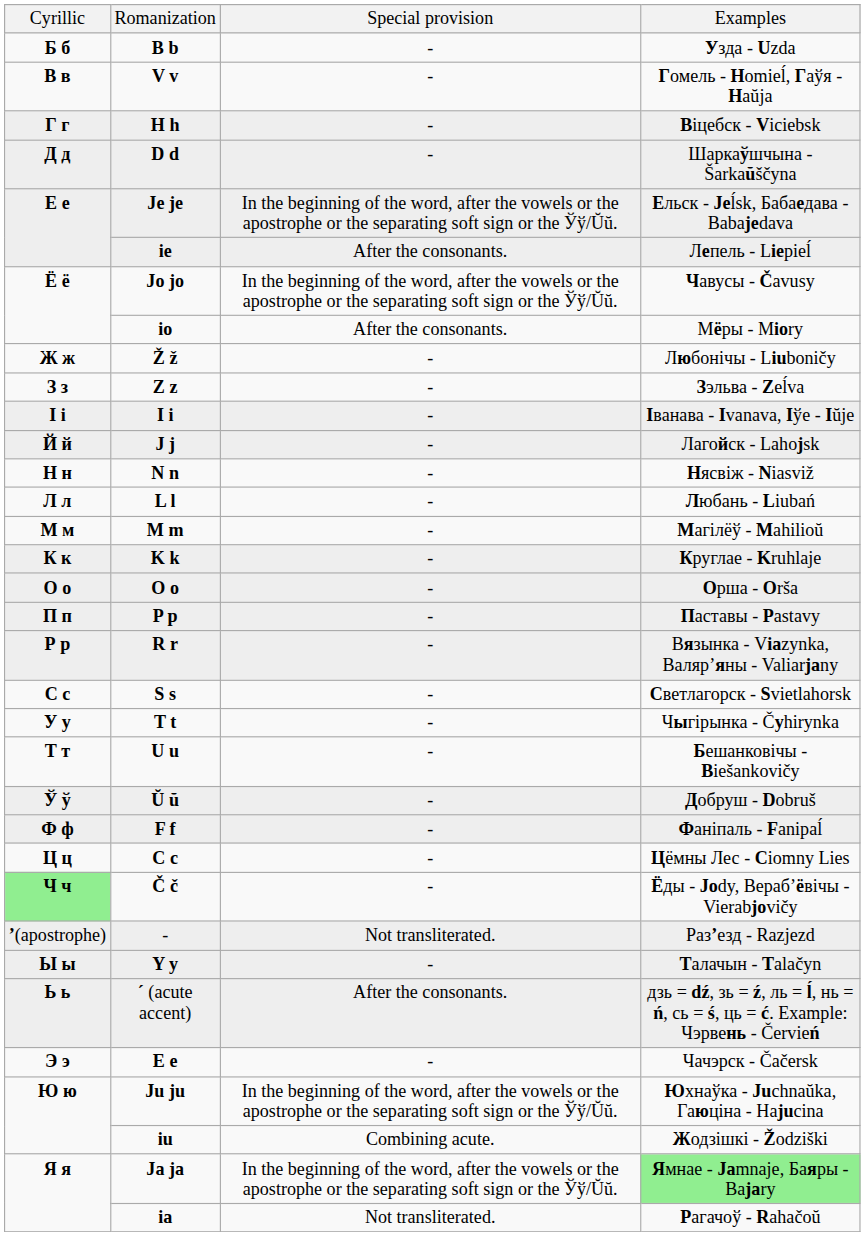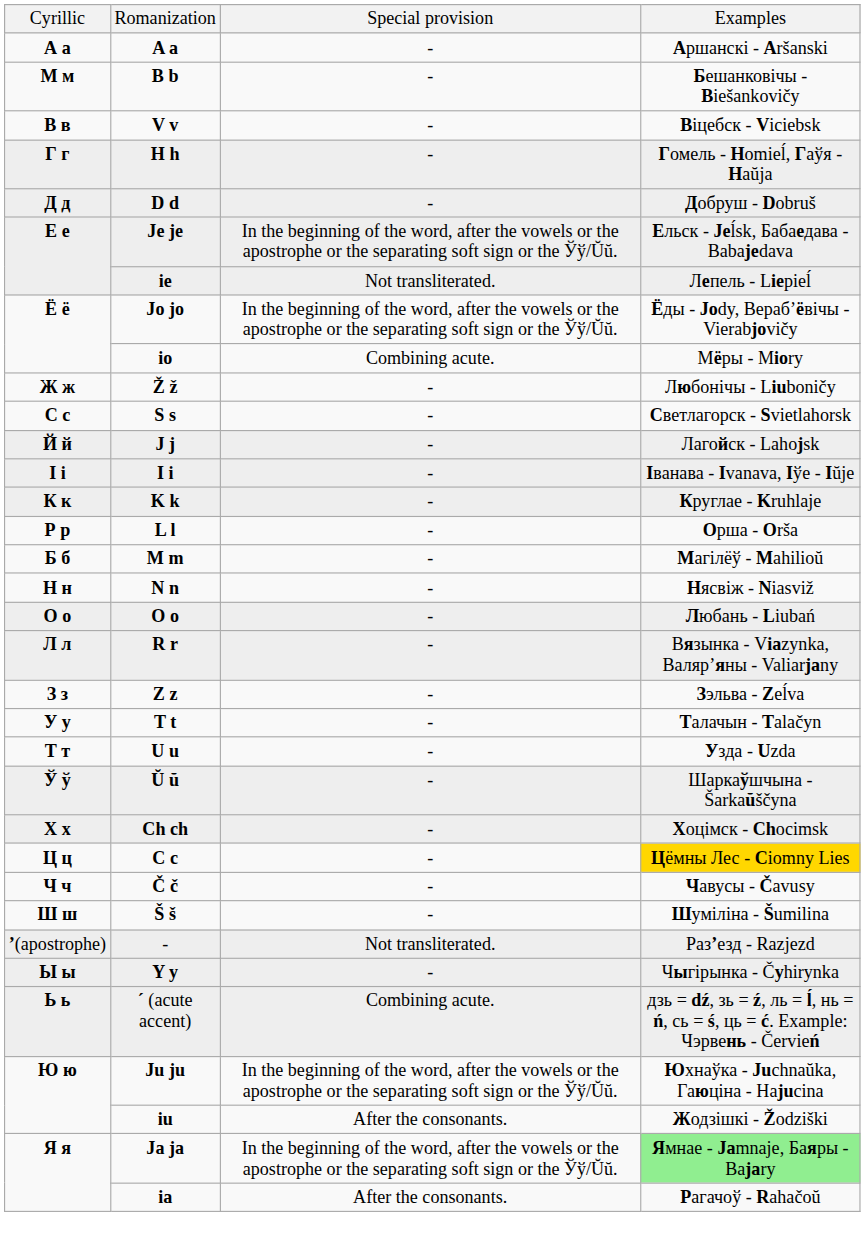+ row: (165, 47)
(57, 47) Б б -> (57, 76) М м
(750, 47) Узда - Uzda -> (750, 86) Бешанковiчы - Biešankovičy
(750, 86) Гомель - Homieĺ, Гаўя - Наŭjа -> (750, 125) Вiцебск - Viciebsk
(750, 125) Вiцебск - Viciebsk -> (750, 164) Гомель - Homieĺ, Гаўя - Наŭjа
(750, 164) Шаркаўшчына - Šarkaŭščyna -> (750, 202) Добруш - Dobruš
(430, 251) After the consonants. -> (430, 280) Not transliterated.
(750, 280) Чавусы - Čavusy -> (750, 319) Ёды - Jody, Вераб’ёвiчы - Vierabjovičy
(430, 329) After the consonants. -> (430, 358) Combining acute.
rows swapped: (165, 386) <-> (165, 694)
rows swapped: (165, 415) <-> (165, 444)
rows swapped: (165, 558) <-> (165, 472)
(57, 501) Л л -> (57, 530) Р р
(750, 501) Любань - Liubań -> (750, 530) Орша - Orša
(57, 530) М м -> (57, 558) Б б
(750, 587) Орша - Orša -> (750, 616) Любань - Liubań
- row: (165, 616)
(57, 644) Р р -> (57, 644) Л л
(750, 722) Чыгiрынка - Čyhirynka -> (750, 722) Талачын - Talačyn
(750, 761) Бешанковiчы - Biešankovičy -> (750, 751) Узда - Uzda
(750, 800) Добруш - Dobruš -> (750, 790) Шаркаўшчына - Šarkaŭščyna
- row: (165, 829)
+ row: (165, 829)
(750, 857) no background -> (750, 857) gold background
(57, 886) lightgreen background -> (57, 886) no background
(750, 896) Ёды - Jody, Вераб’ёвiчы - Vierabjovičy -> (750, 886) Чавусы - Čavusy
+ row: (165, 915)
(750, 964) Талачын - Talačyn -> (750, 972) Чыгiрынка - Čyhirynka
(430, 992) After the consonants. -> (430, 1001) Combining acute.
- row: (165, 1062)
(430, 1139) Combining acute. -> (430, 1119) After the consonants.
(430, 1217) Not transliterated. -> (430, 1197) After the consonants.
